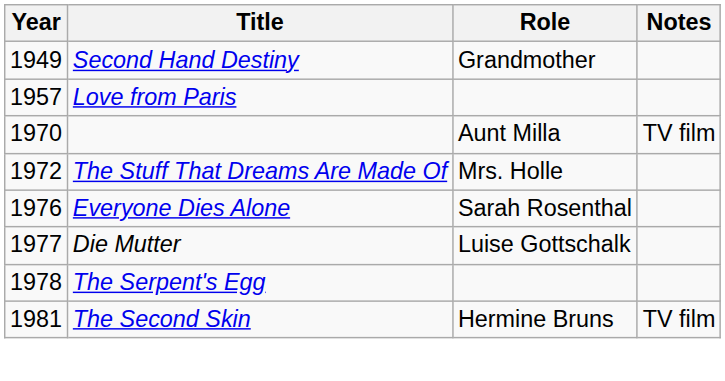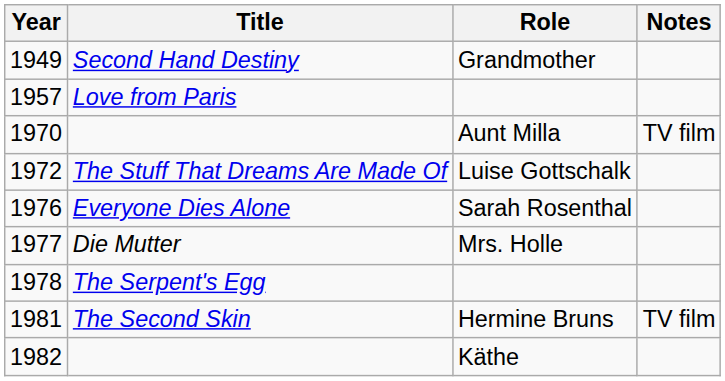(511, 171) Mrs. Holle -> (544, 171) Luise Gottschalk
(544, 245) Luise Gottschalk -> (511, 245) Mrs. Holle
+ row: (36, 356)
